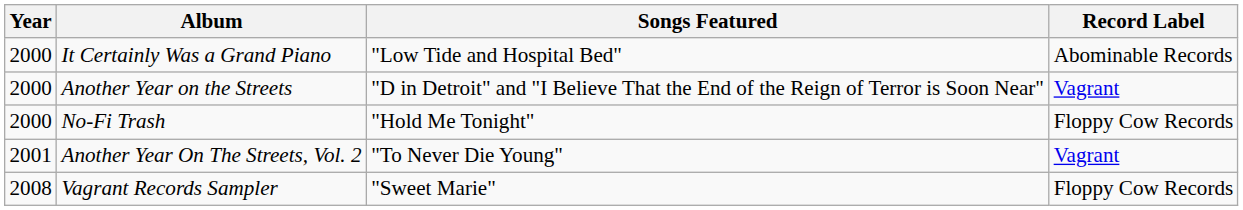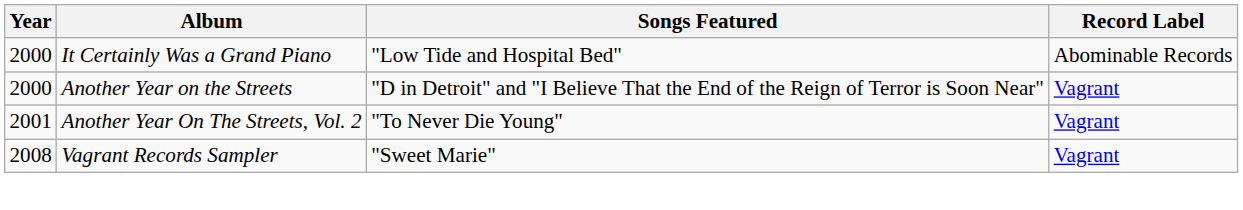- row: (113, 121)
(1143, 188) Floppy Cow Records -> (1087, 155) Vagrant
